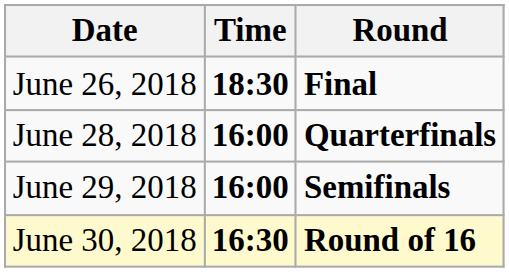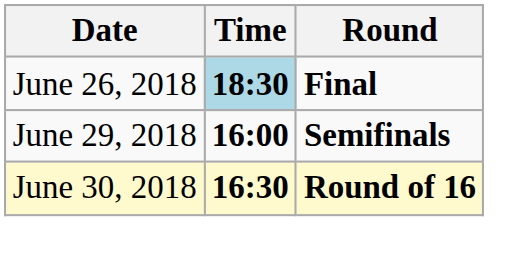(250, 82) no background -> (250, 82) lightblue background
- row: (105, 135)
